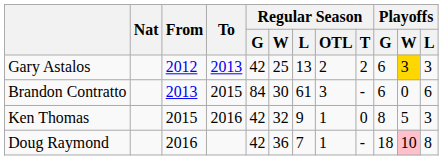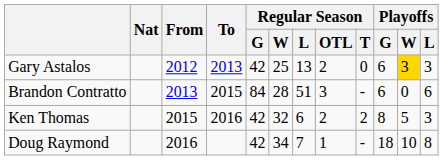(364, 67) 2 -> (364, 67) 0
(281, 92) 30 -> (281, 92) 28
(304, 92) 61 -> (304, 92) 51
(300, 117) 9 -> (300, 117) 6
(323, 117) 1 -> (323, 117) 2
(364, 117) 0 -> (364, 117) 2
(281, 142) 36 -> (281, 142) 34
(409, 142) pink background -> (409, 142) no background
